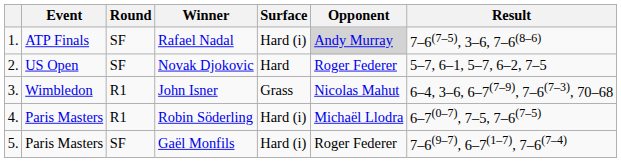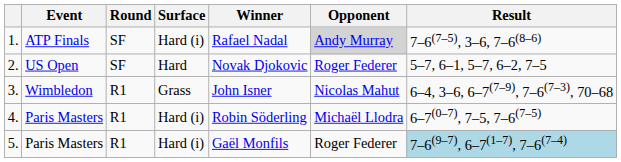columns swapped: (284, 15) <-> (206, 15)
(118, 143) SF -> (118, 143) R1
(489, 143) no background -> (489, 143) lightblue background
